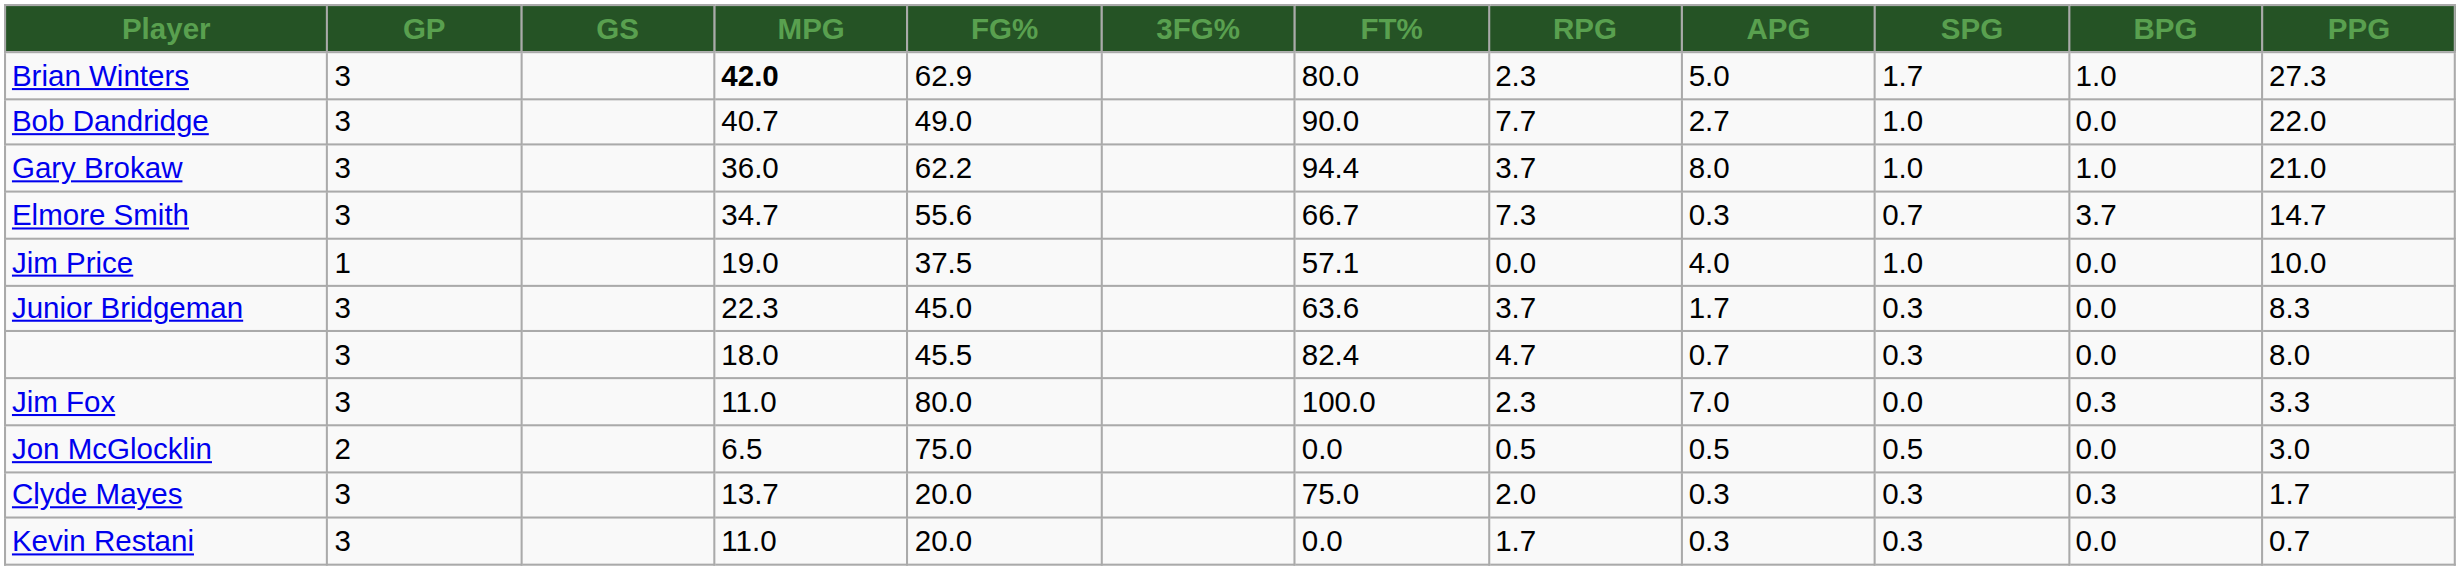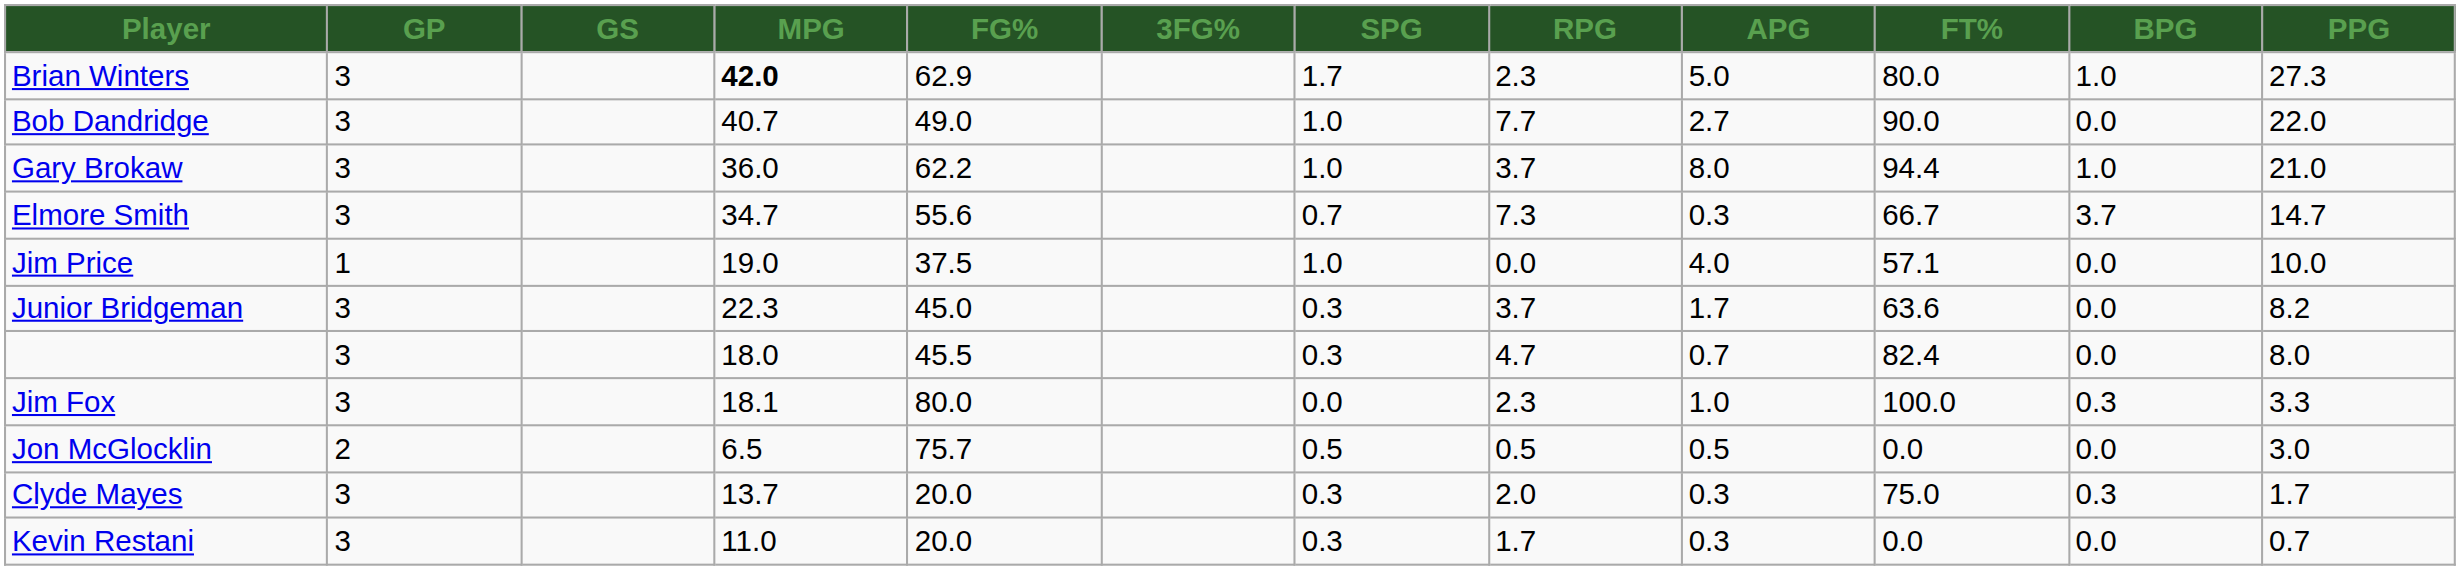columns swapped: (1392, 29) <-> (1972, 29)
(2290, 309) 8.3 -> (2290, 309) 8.2
(749, 402) 11.0 -> (750, 402) 18.1
(1709, 402) 7.0 -> (1709, 402) 1.0
(944, 448) 75.0 -> (944, 448) 75.7
